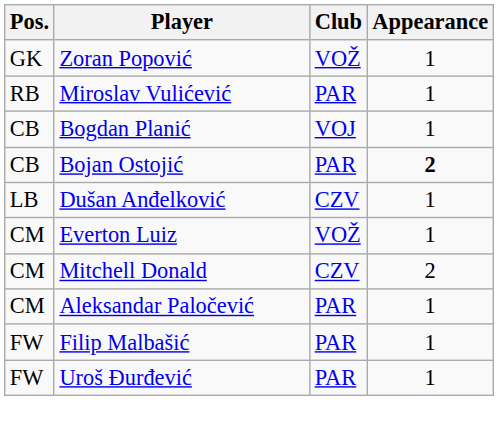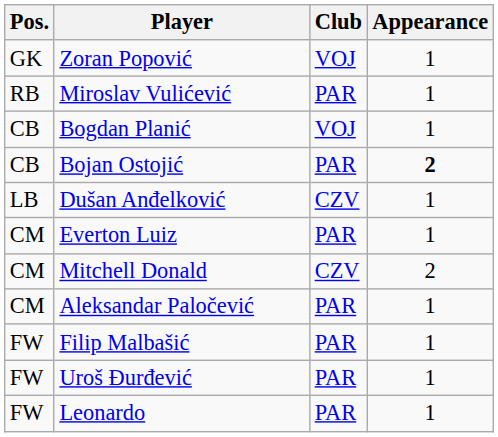(338, 57) VOŽ -> (335, 57) VOJ
(338, 235) VOŽ -> (335, 235) PAR
+ row: (102, 413)
